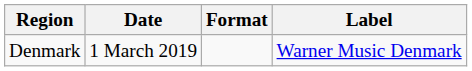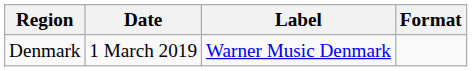columns swapped: (237, 19) <-> (369, 19)
